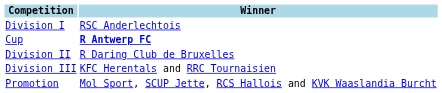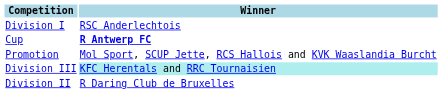rows swapped: (38, 54) <-> (32, 83)
(178, 69) no background -> (178, 69) paleturquoise background
